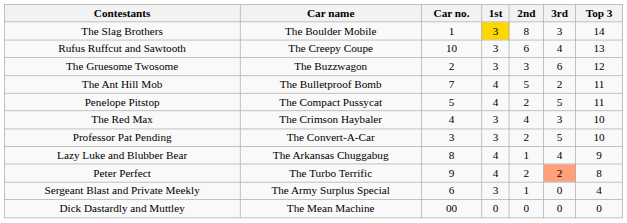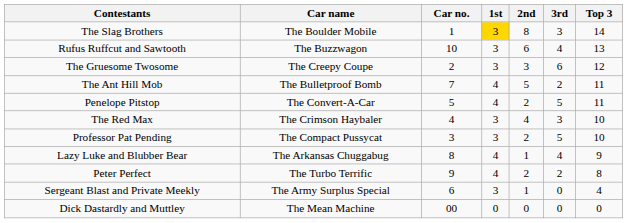(331, 48) The Creepy Coupe -> (331, 48) The Buzzwagon
(331, 66) The Buzzwagon -> (331, 66) The Creepy Coupe
(331, 102) The Compact Pussycat -> (331, 102) The Convert-A-Car
(331, 137) The Convert-A-Car -> (331, 137) The Compact Pussycat
(560, 173) lightsalmon background -> (560, 173) no background
